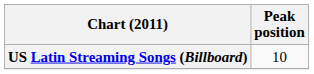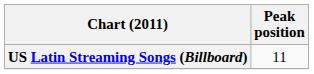(279, 56) 10 -> (279, 56) 11
